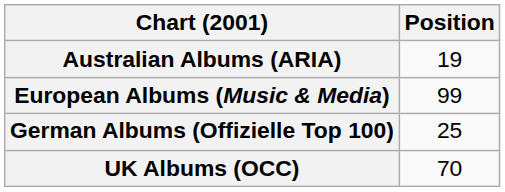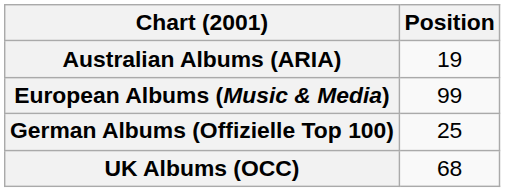(450, 167) 70 -> (450, 167) 68
